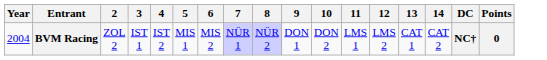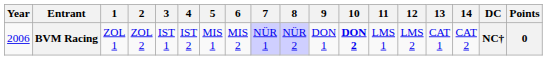+ column: (114, 13)
(18, 38) 2004 -> (18, 38) 2006
(326, 38) normal -> (354, 38) bold
